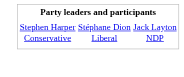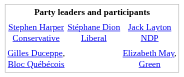+ row: (36, 58)
